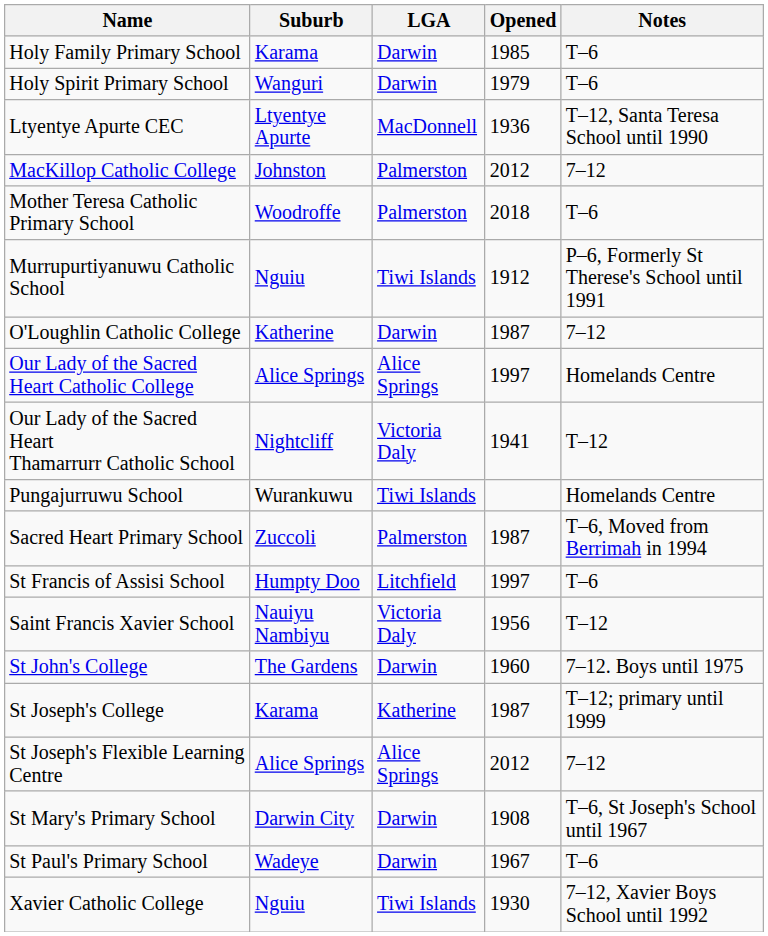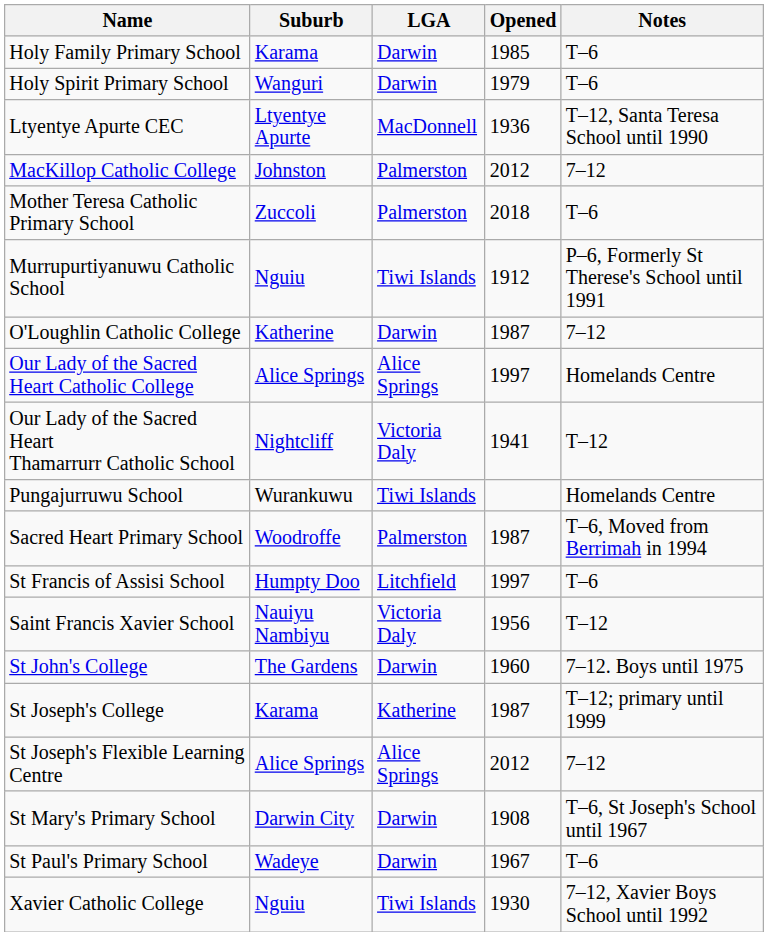(298, 212) Woodroffe -> (285, 212) Zuccoli
(285, 538) Zuccoli -> (298, 538) Woodroffe
